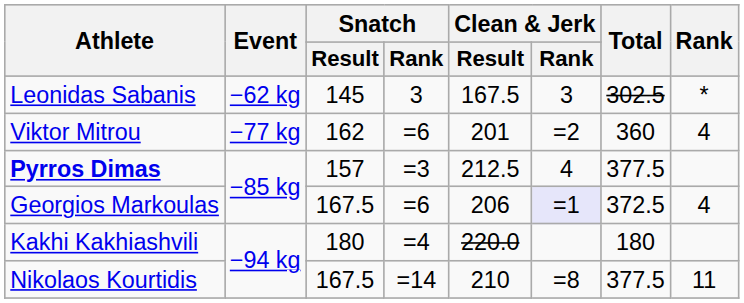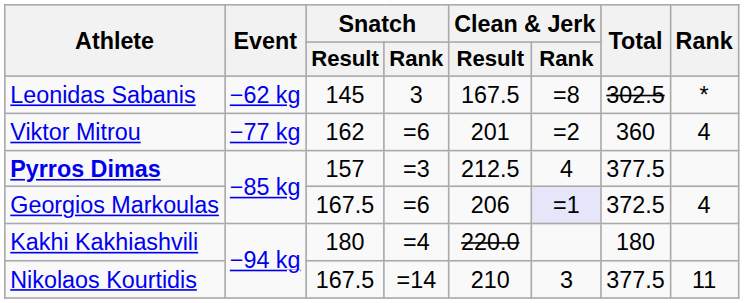(566, 95) 3 -> (566, 95) =8
(566, 280) =8 -> (566, 280) 3
